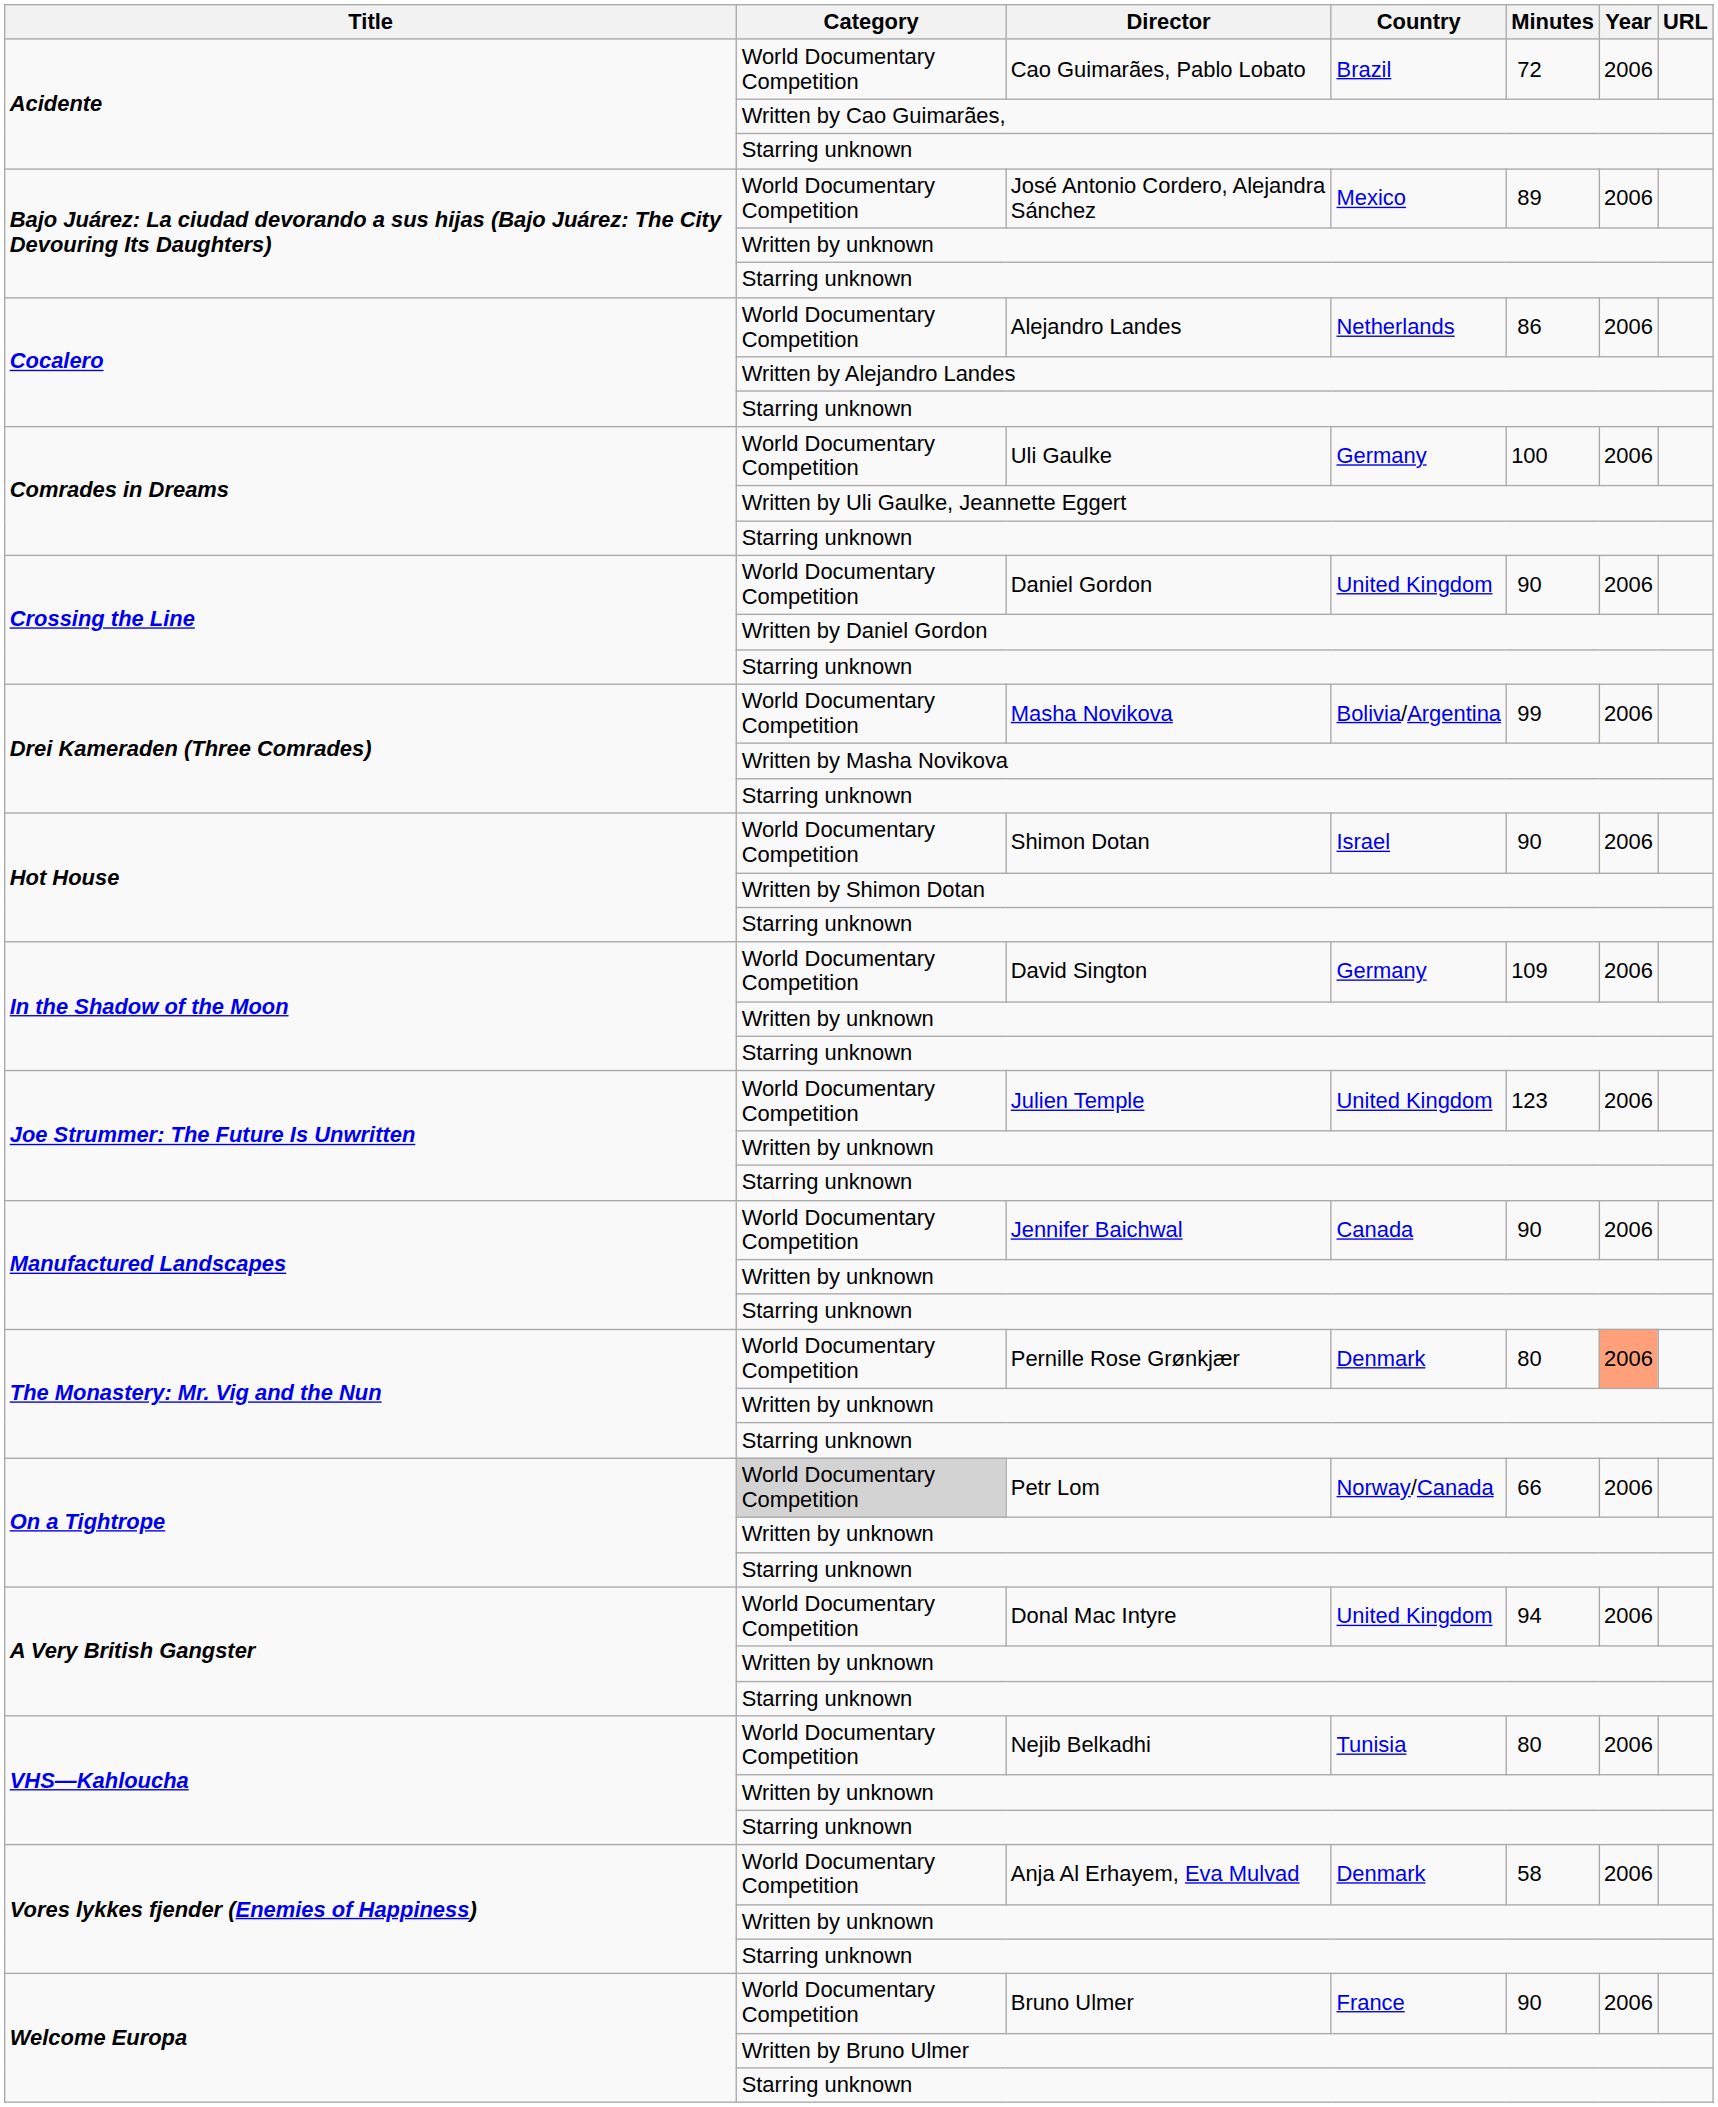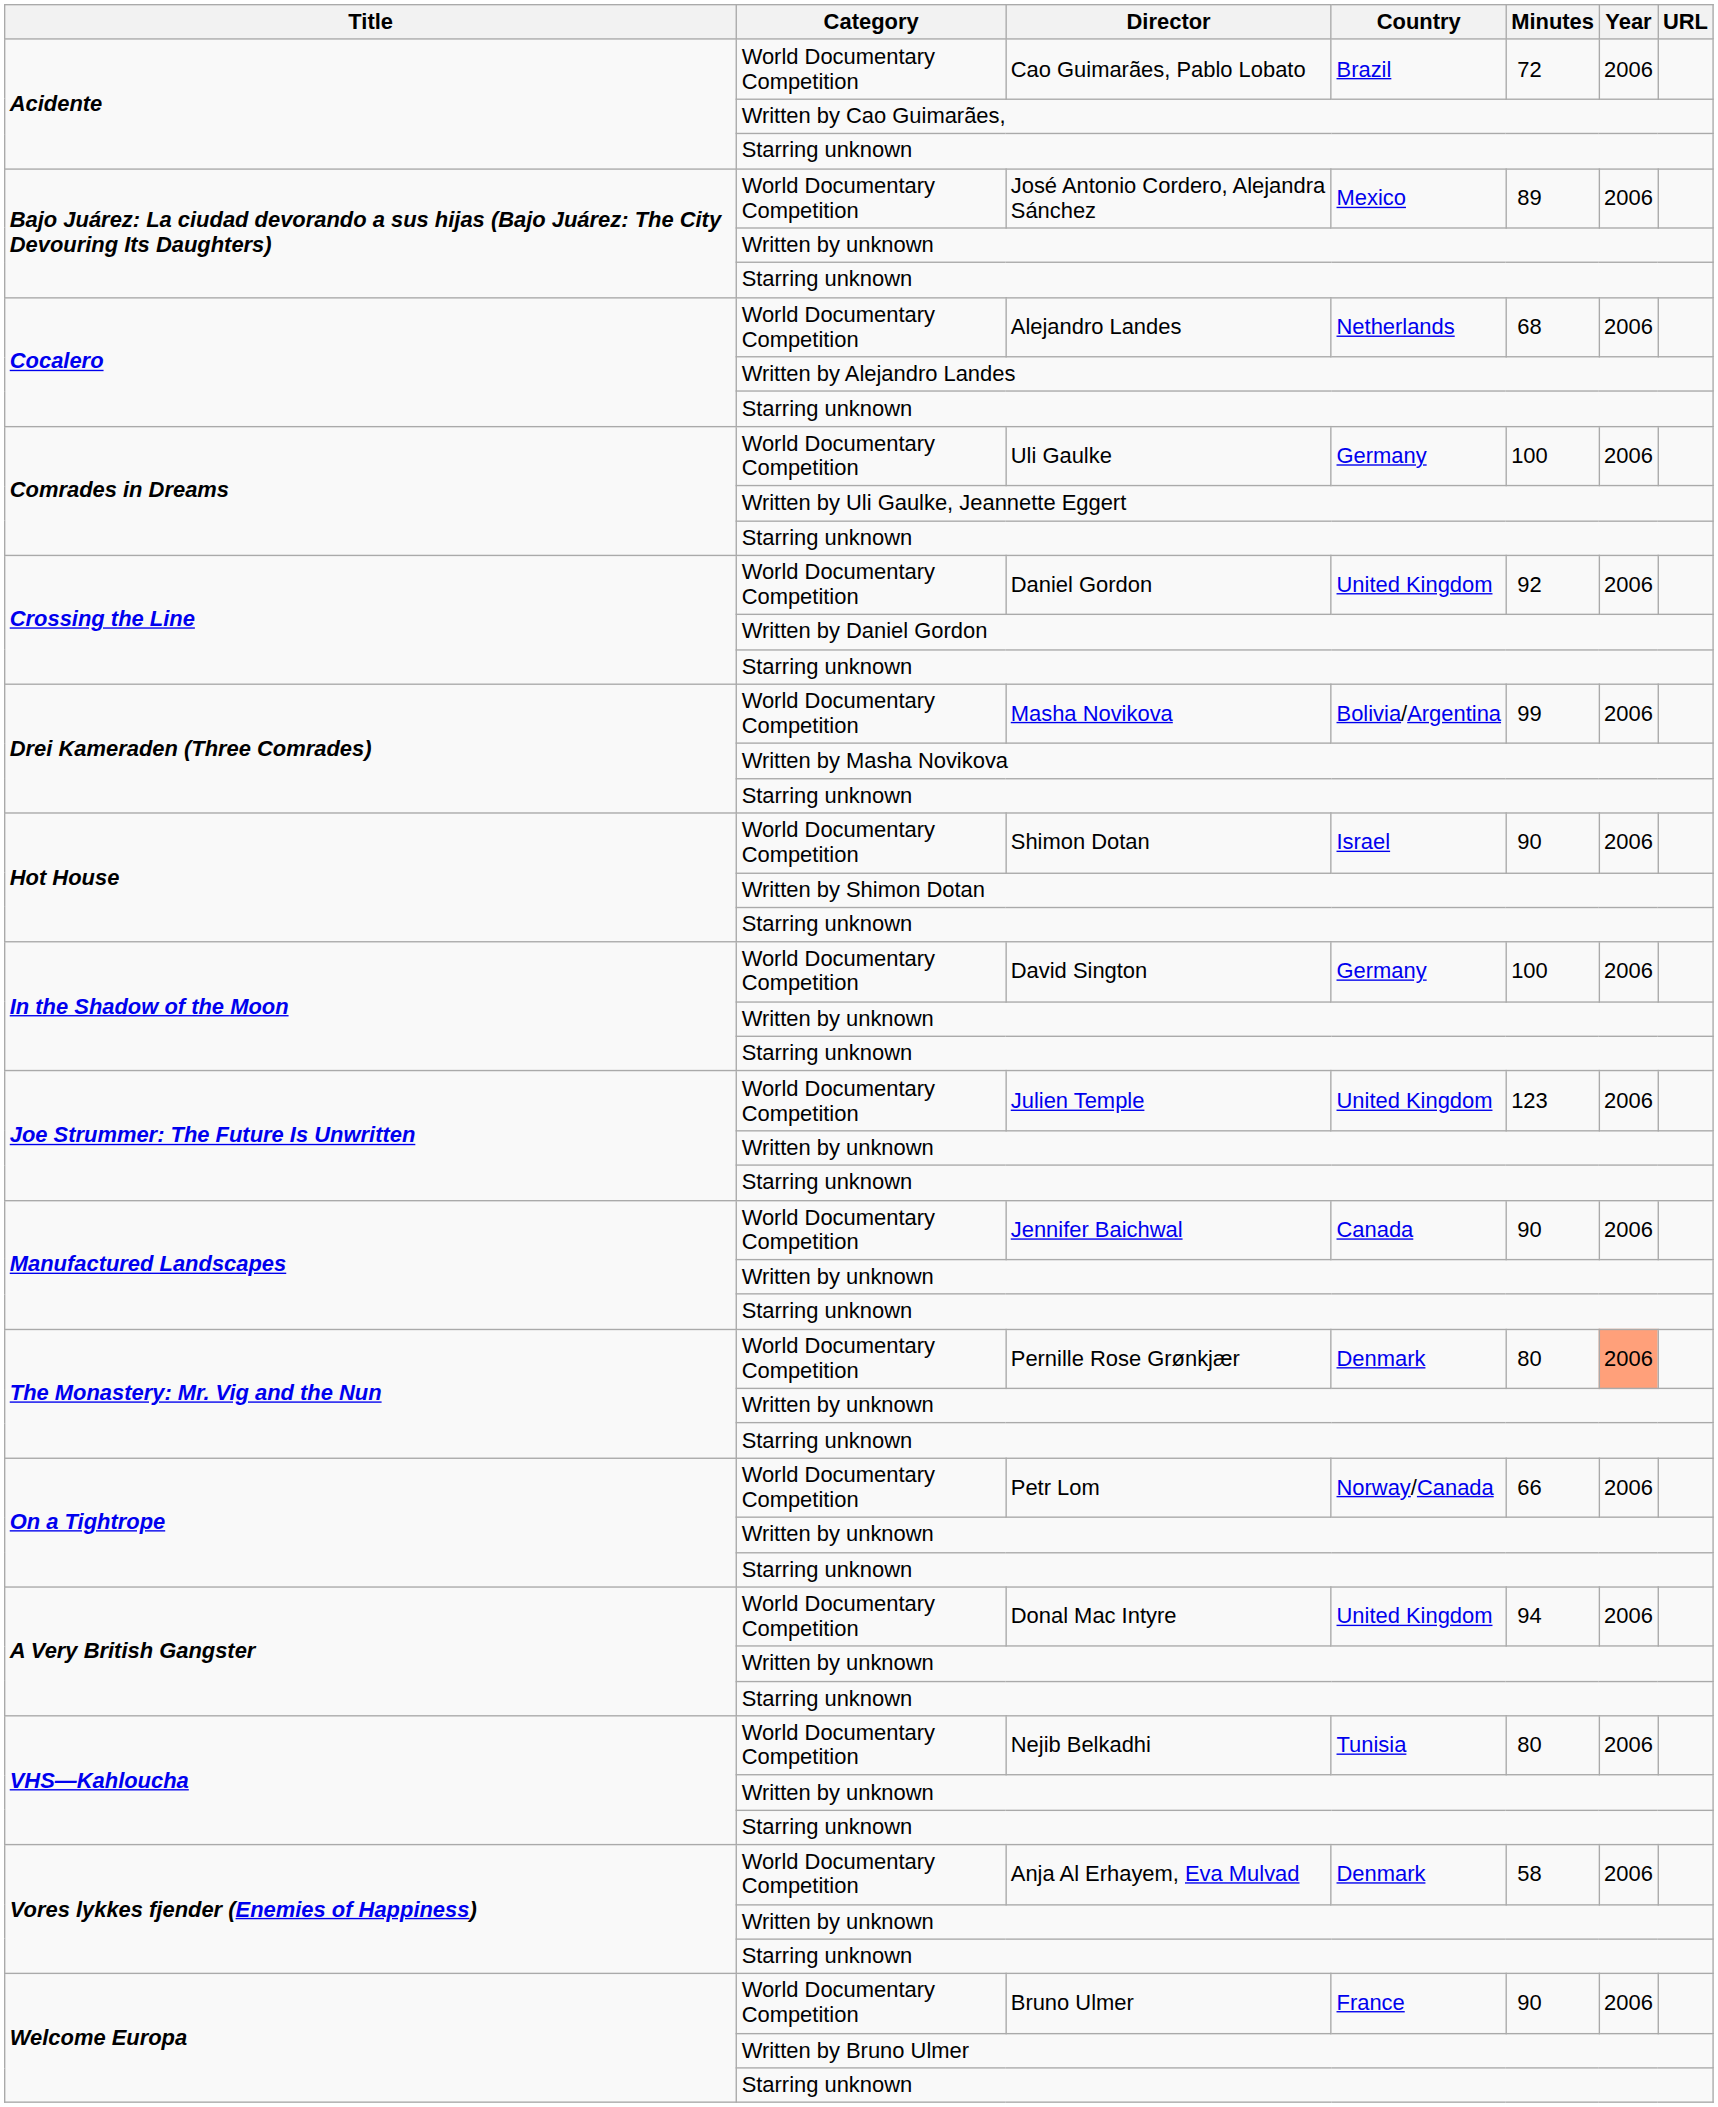(1526, 326) 86 -> (1526, 326) 68
(1526, 584) 90 -> (1526, 584) 92
(1529, 971) 109 -> (1529, 971) 100
(838, 1487) lightgrey background -> (838, 1487) no background
